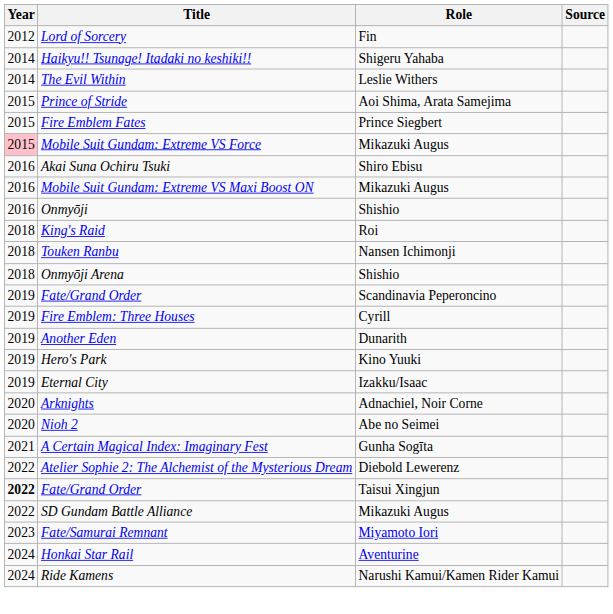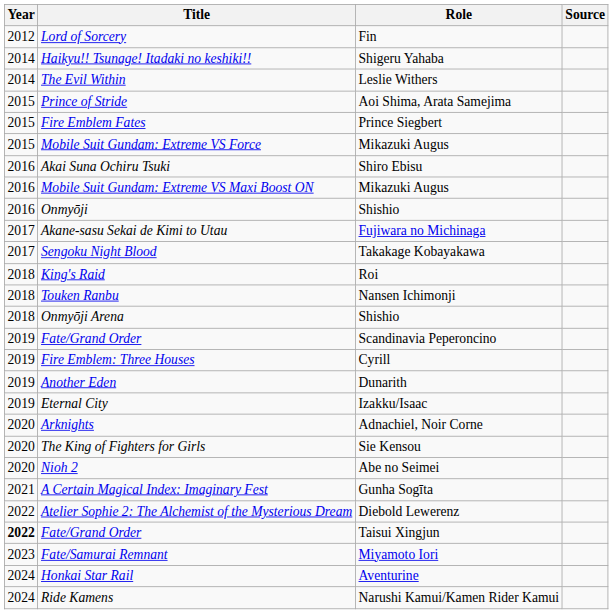(21, 144) pink background -> (21, 144) no background
+ row: (134, 230)
+ row: (99, 252)
- row: (74, 360)
+ row: (123, 446)
- row: (117, 511)
